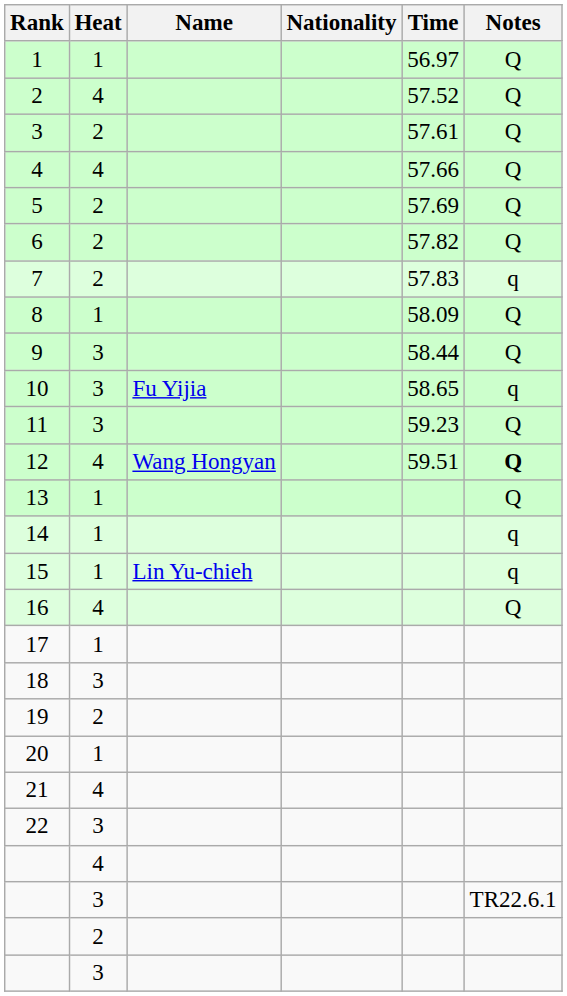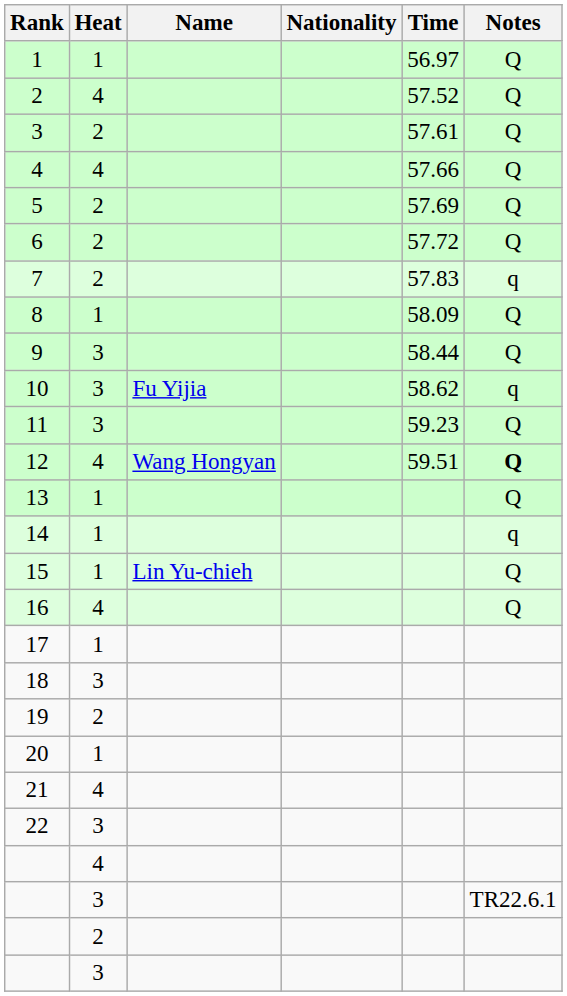(433, 242) 57.82 -> (433, 242) 57.72
(433, 388) 58.65 -> (433, 388) 58.62
(513, 570) q -> (513, 570) Q
